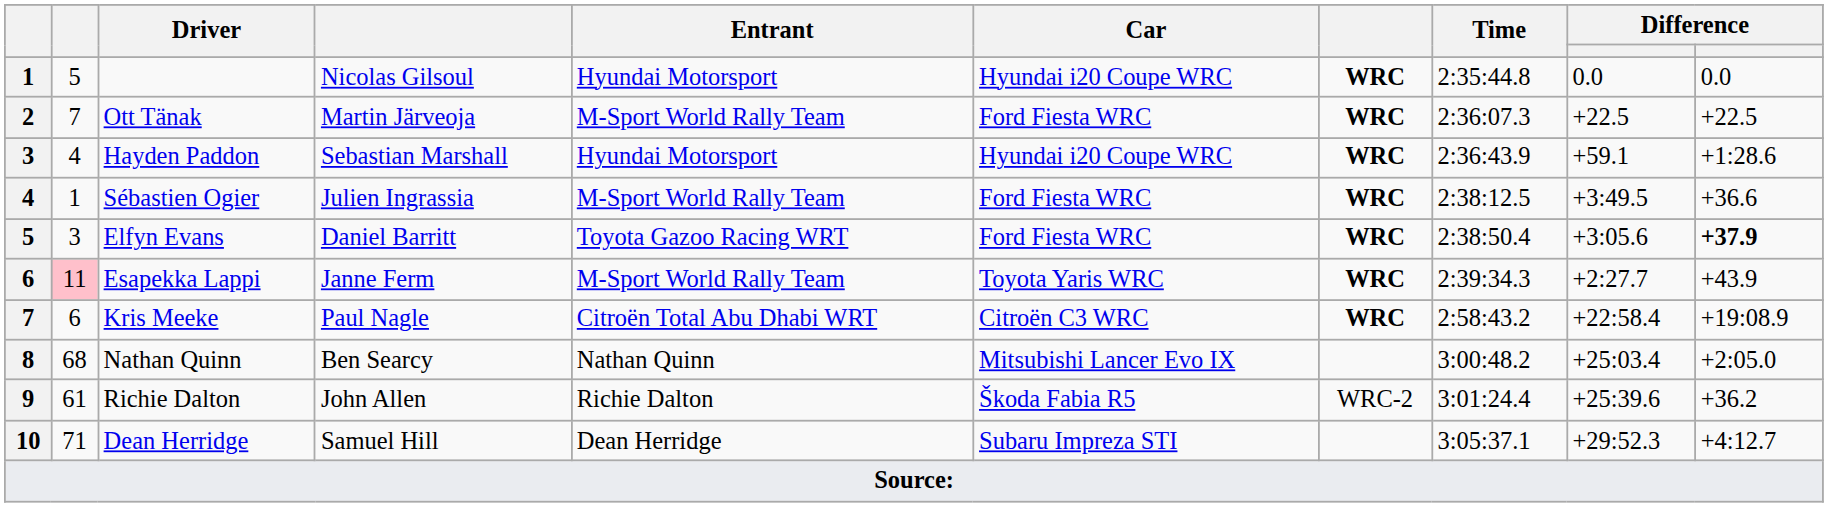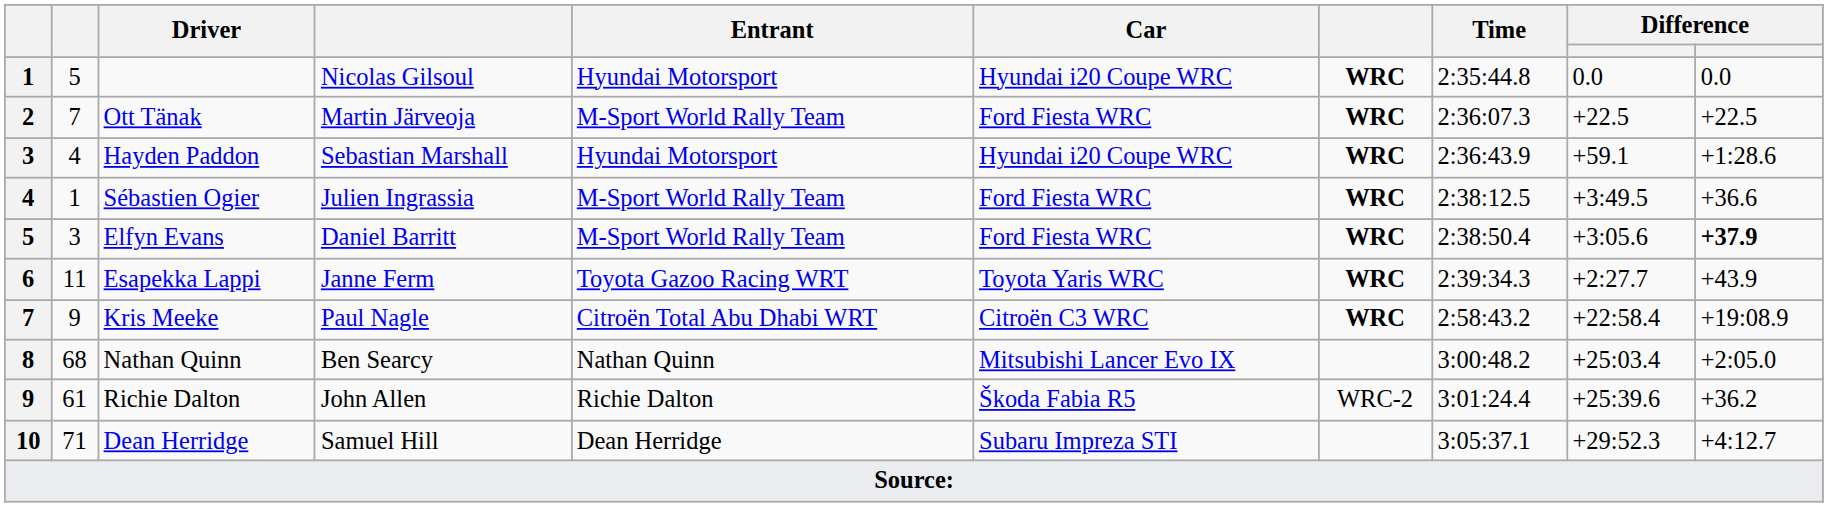(713, 237) Toyota Gazoo Racing WRT -> (711, 237) M-Sport World Rally Team
(75, 278) pink background -> (75, 278) no background
(711, 278) M-Sport World Rally Team -> (713, 278) Toyota Gazoo Racing WRT
(75, 318) 6 -> (75, 318) 9
